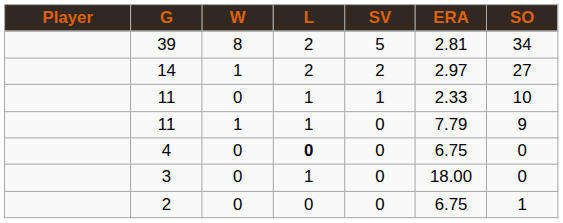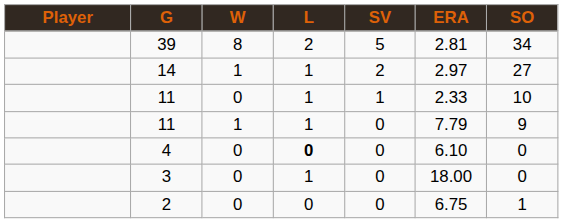(309, 71) 2 -> (309, 71) 1
(451, 151) 6.75 -> (451, 151) 6.10
